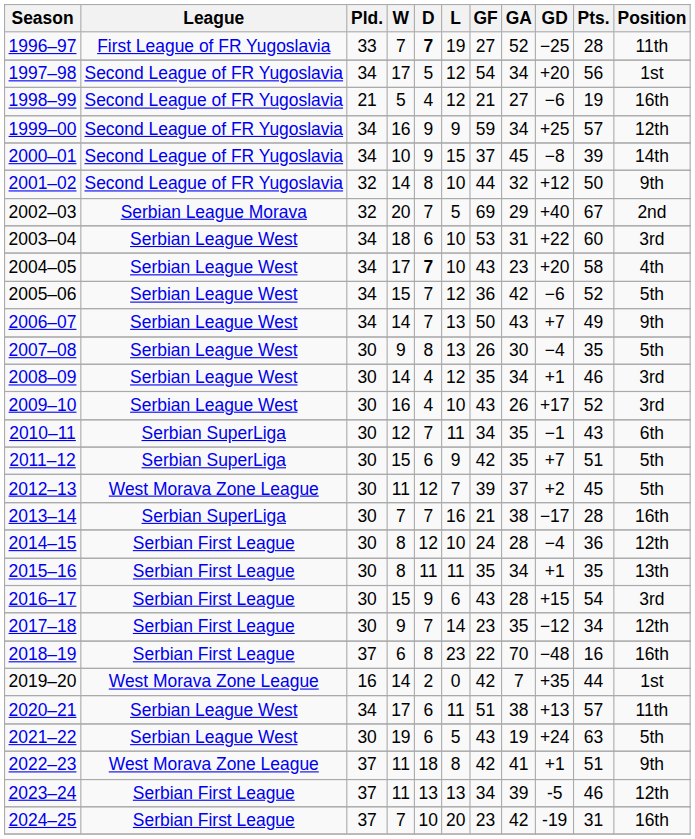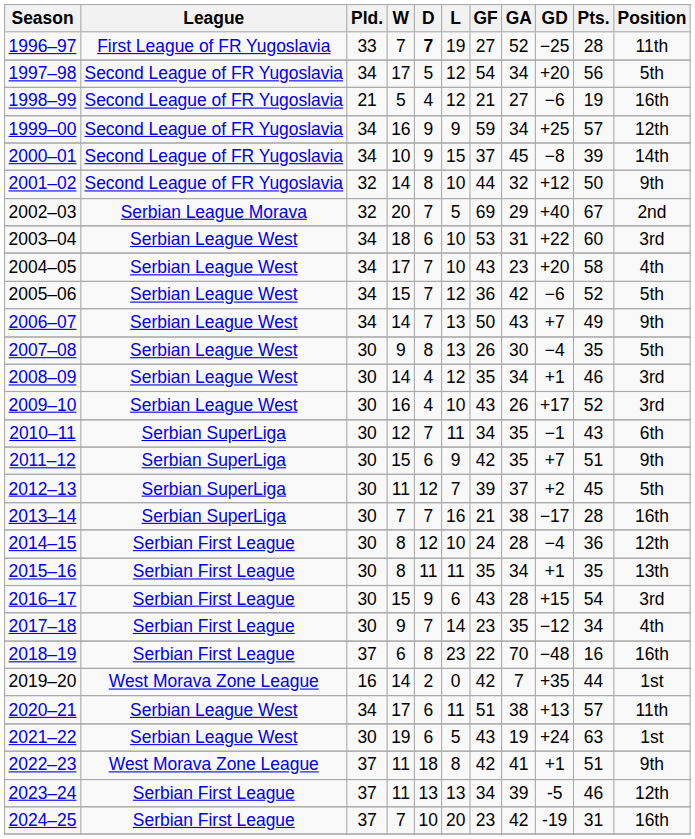(652, 73) 1st -> (652, 73) 5th
(428, 267) bold -> (428, 267) normal
(652, 460) 5th -> (652, 460) 9th
(214, 488) West Morava Zone League -> (214, 488) Serbian SuperLiga
(652, 626) 12th -> (652, 626) 4th
(652, 737) 5th -> (652, 737) 1st
